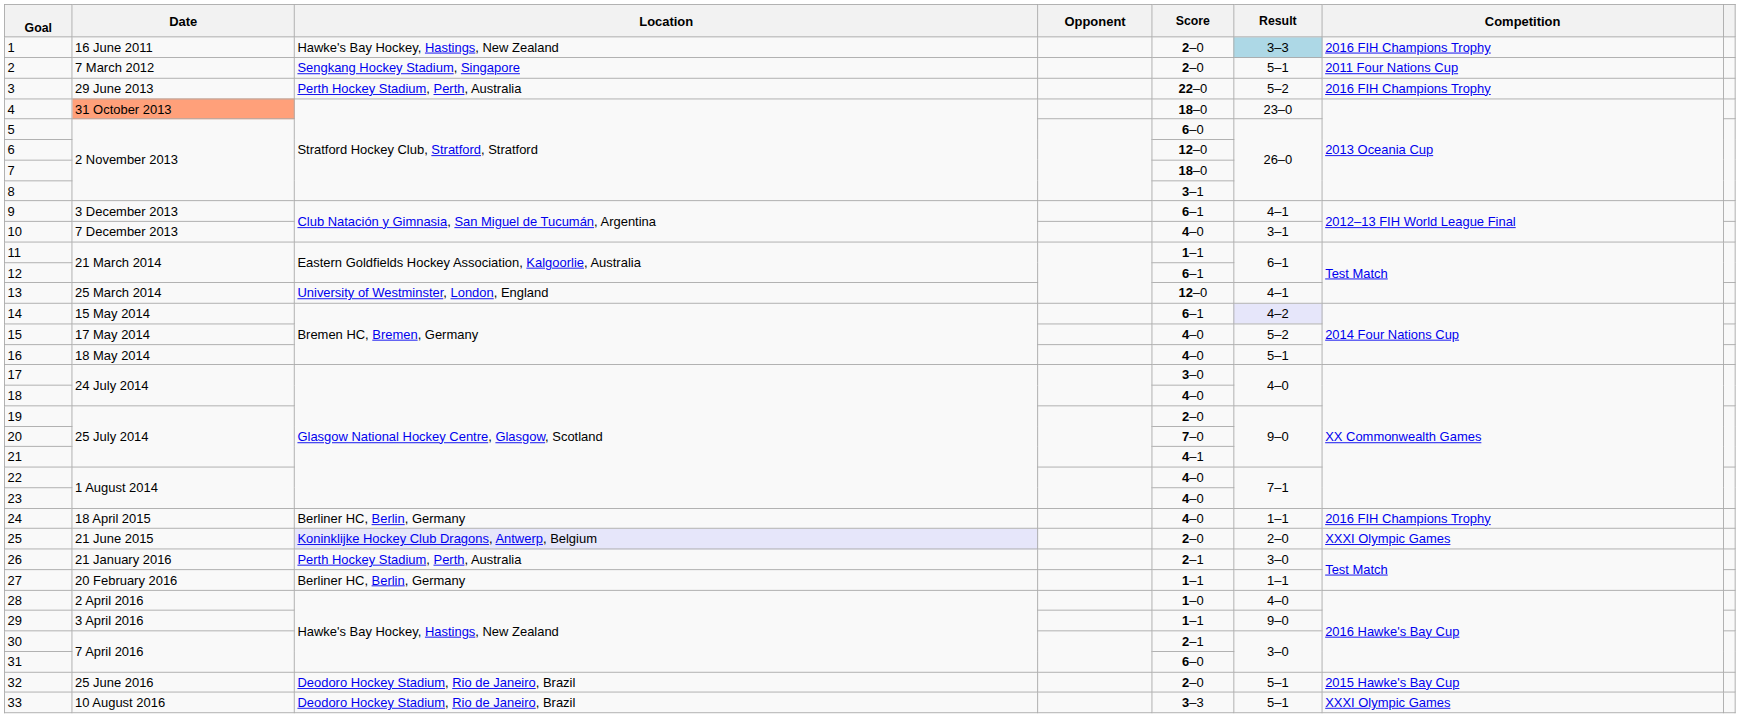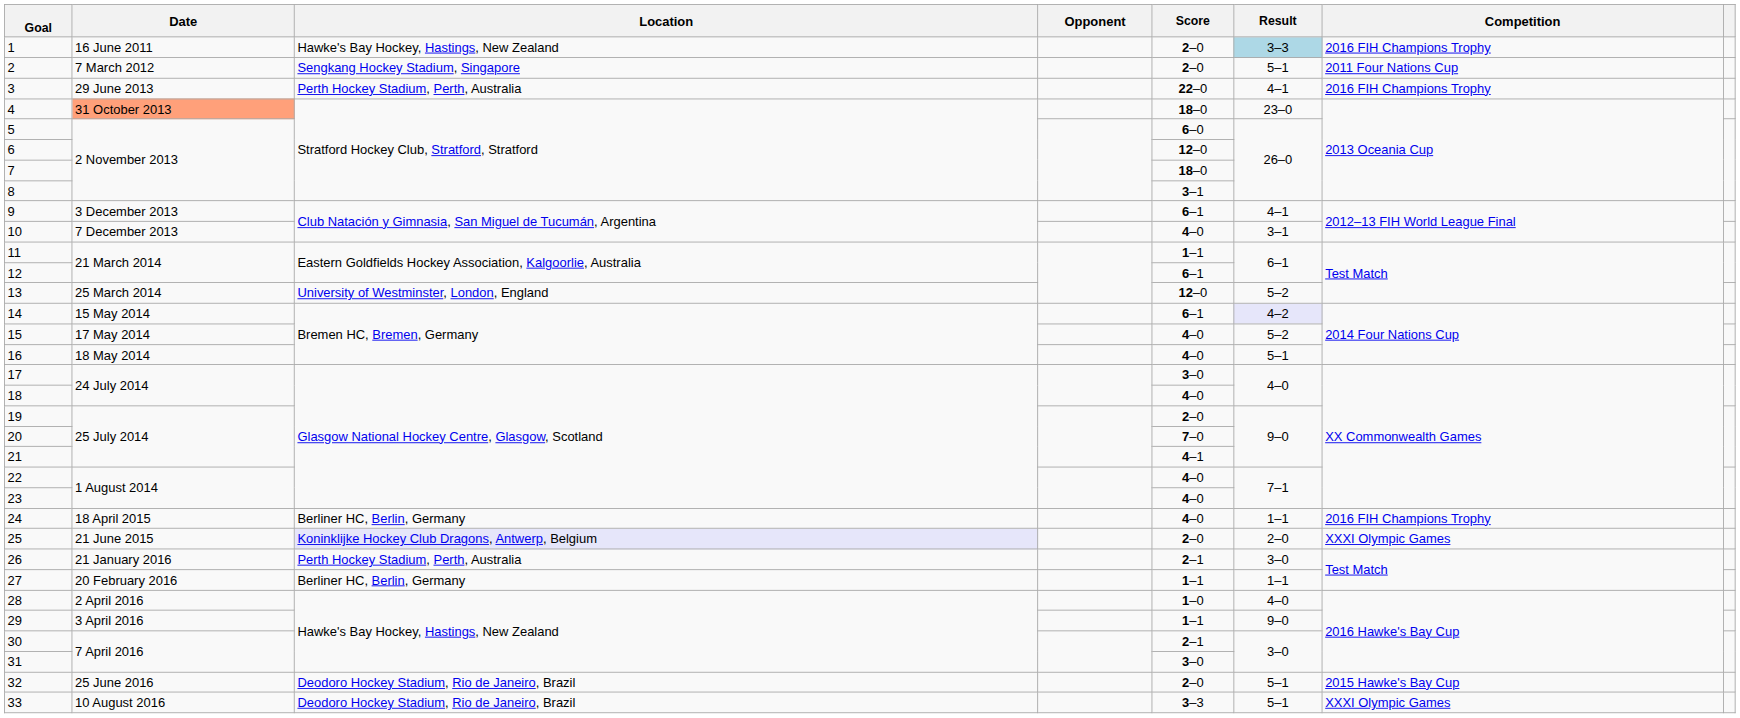(1278, 89) 5–2 -> (1278, 89) 4–1
(1278, 294) 4–1 -> (1278, 294) 5–2
(1193, 662) 6–0 -> (1193, 662) 3–0
